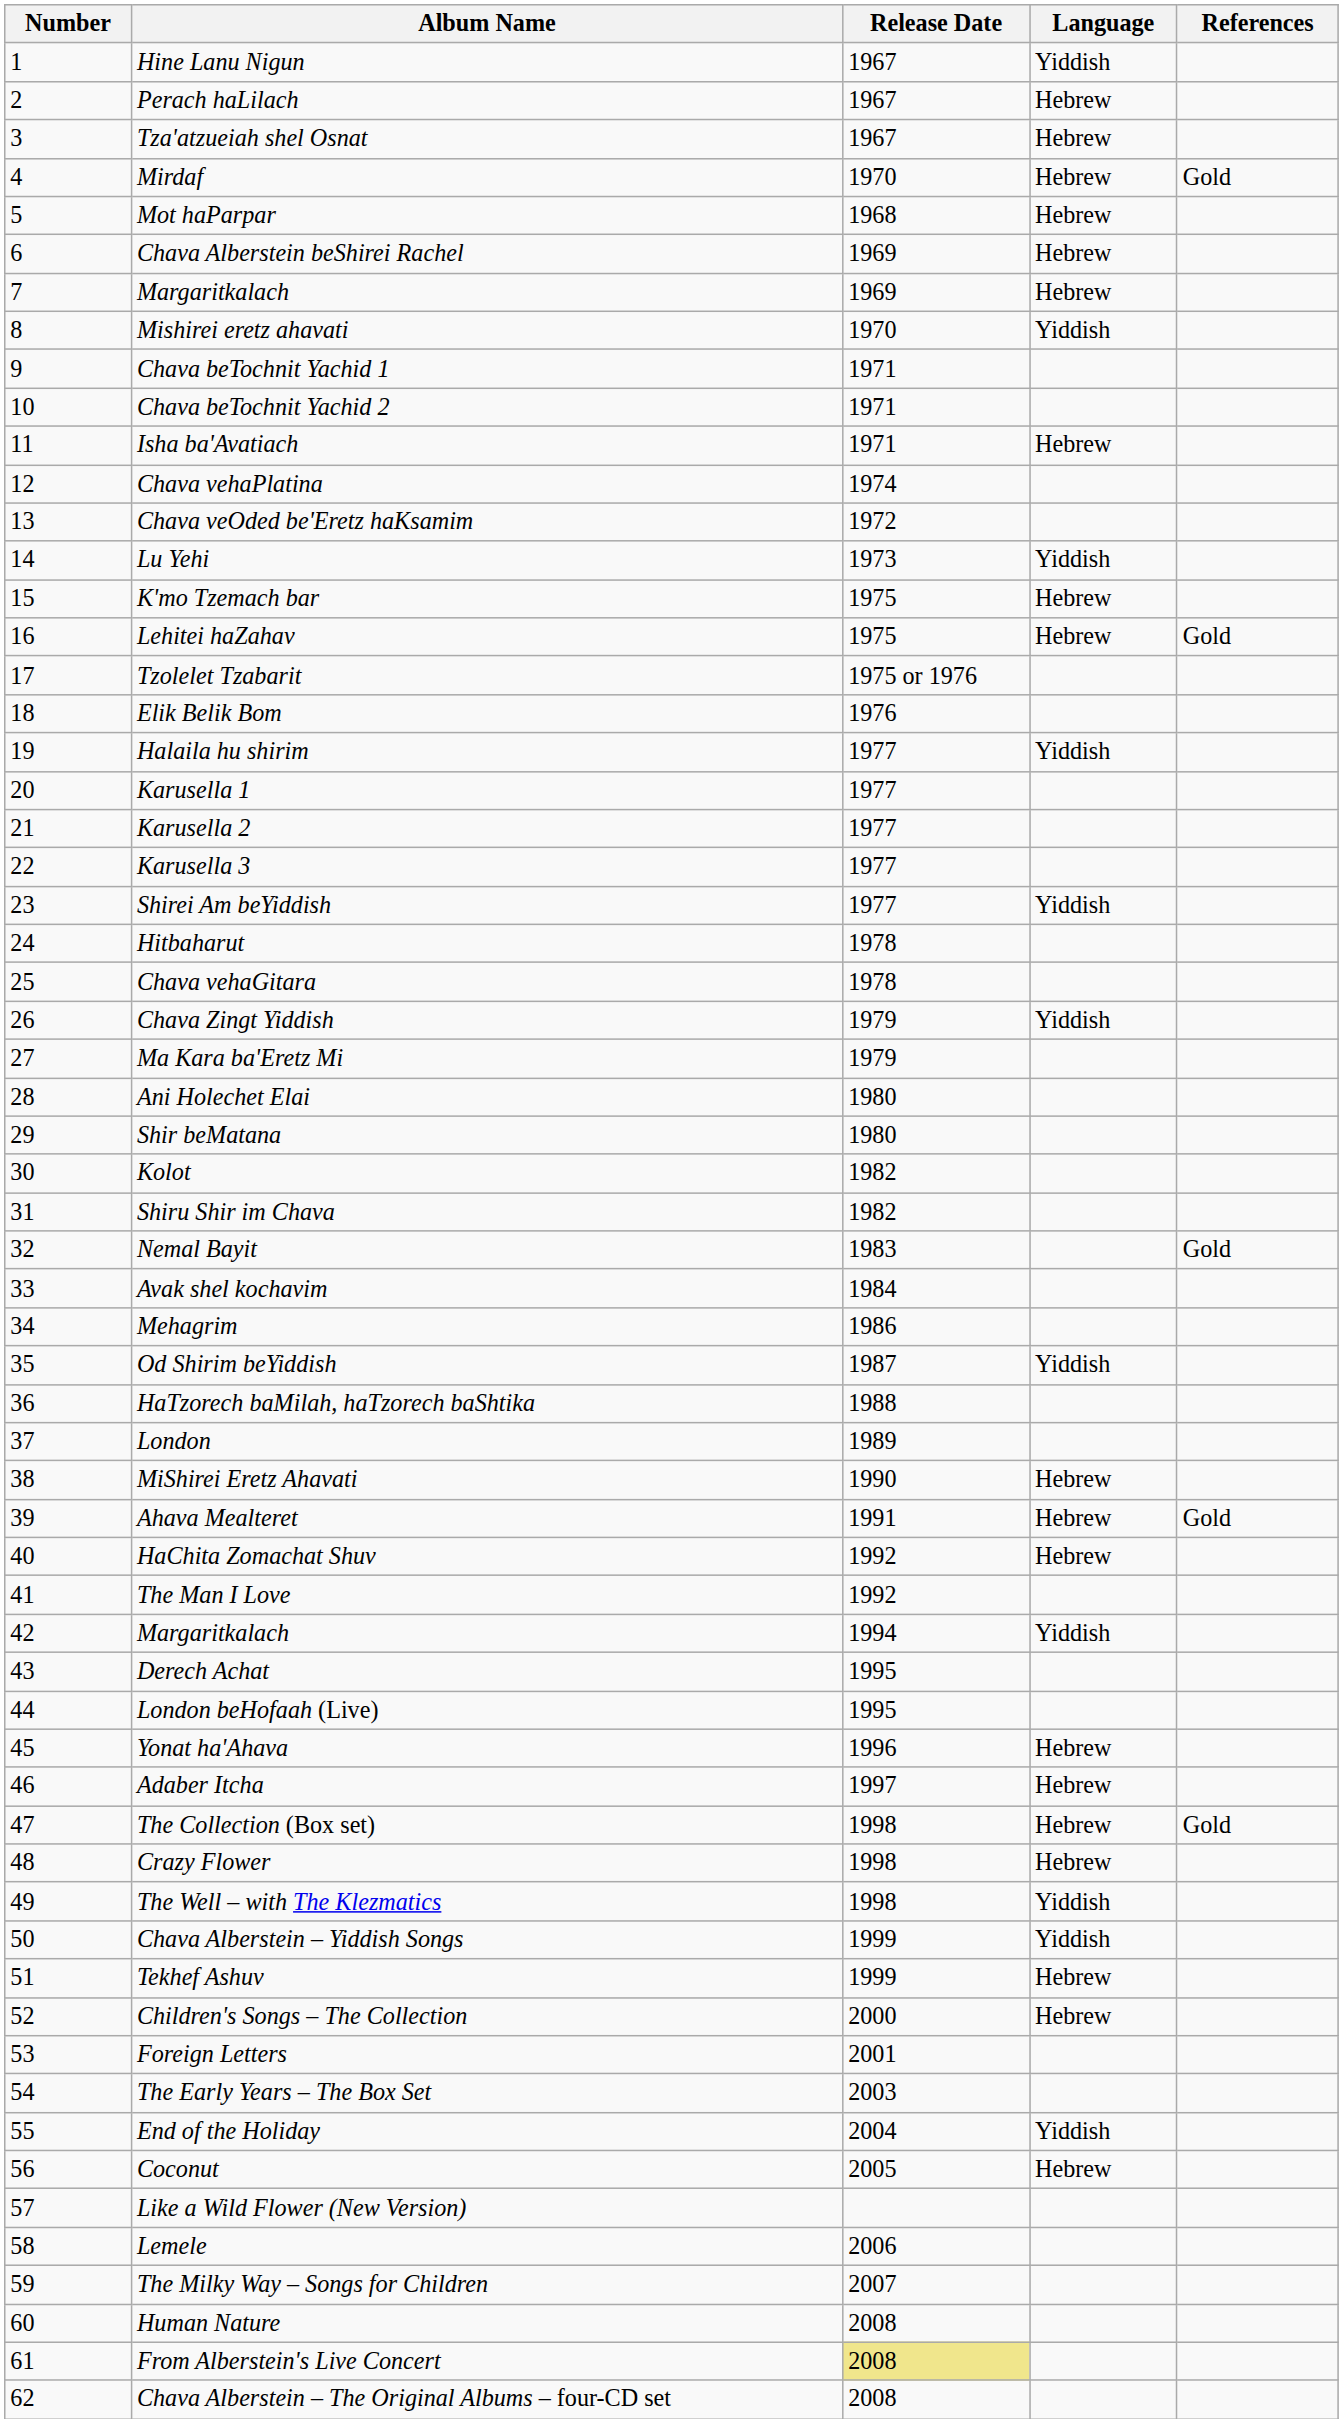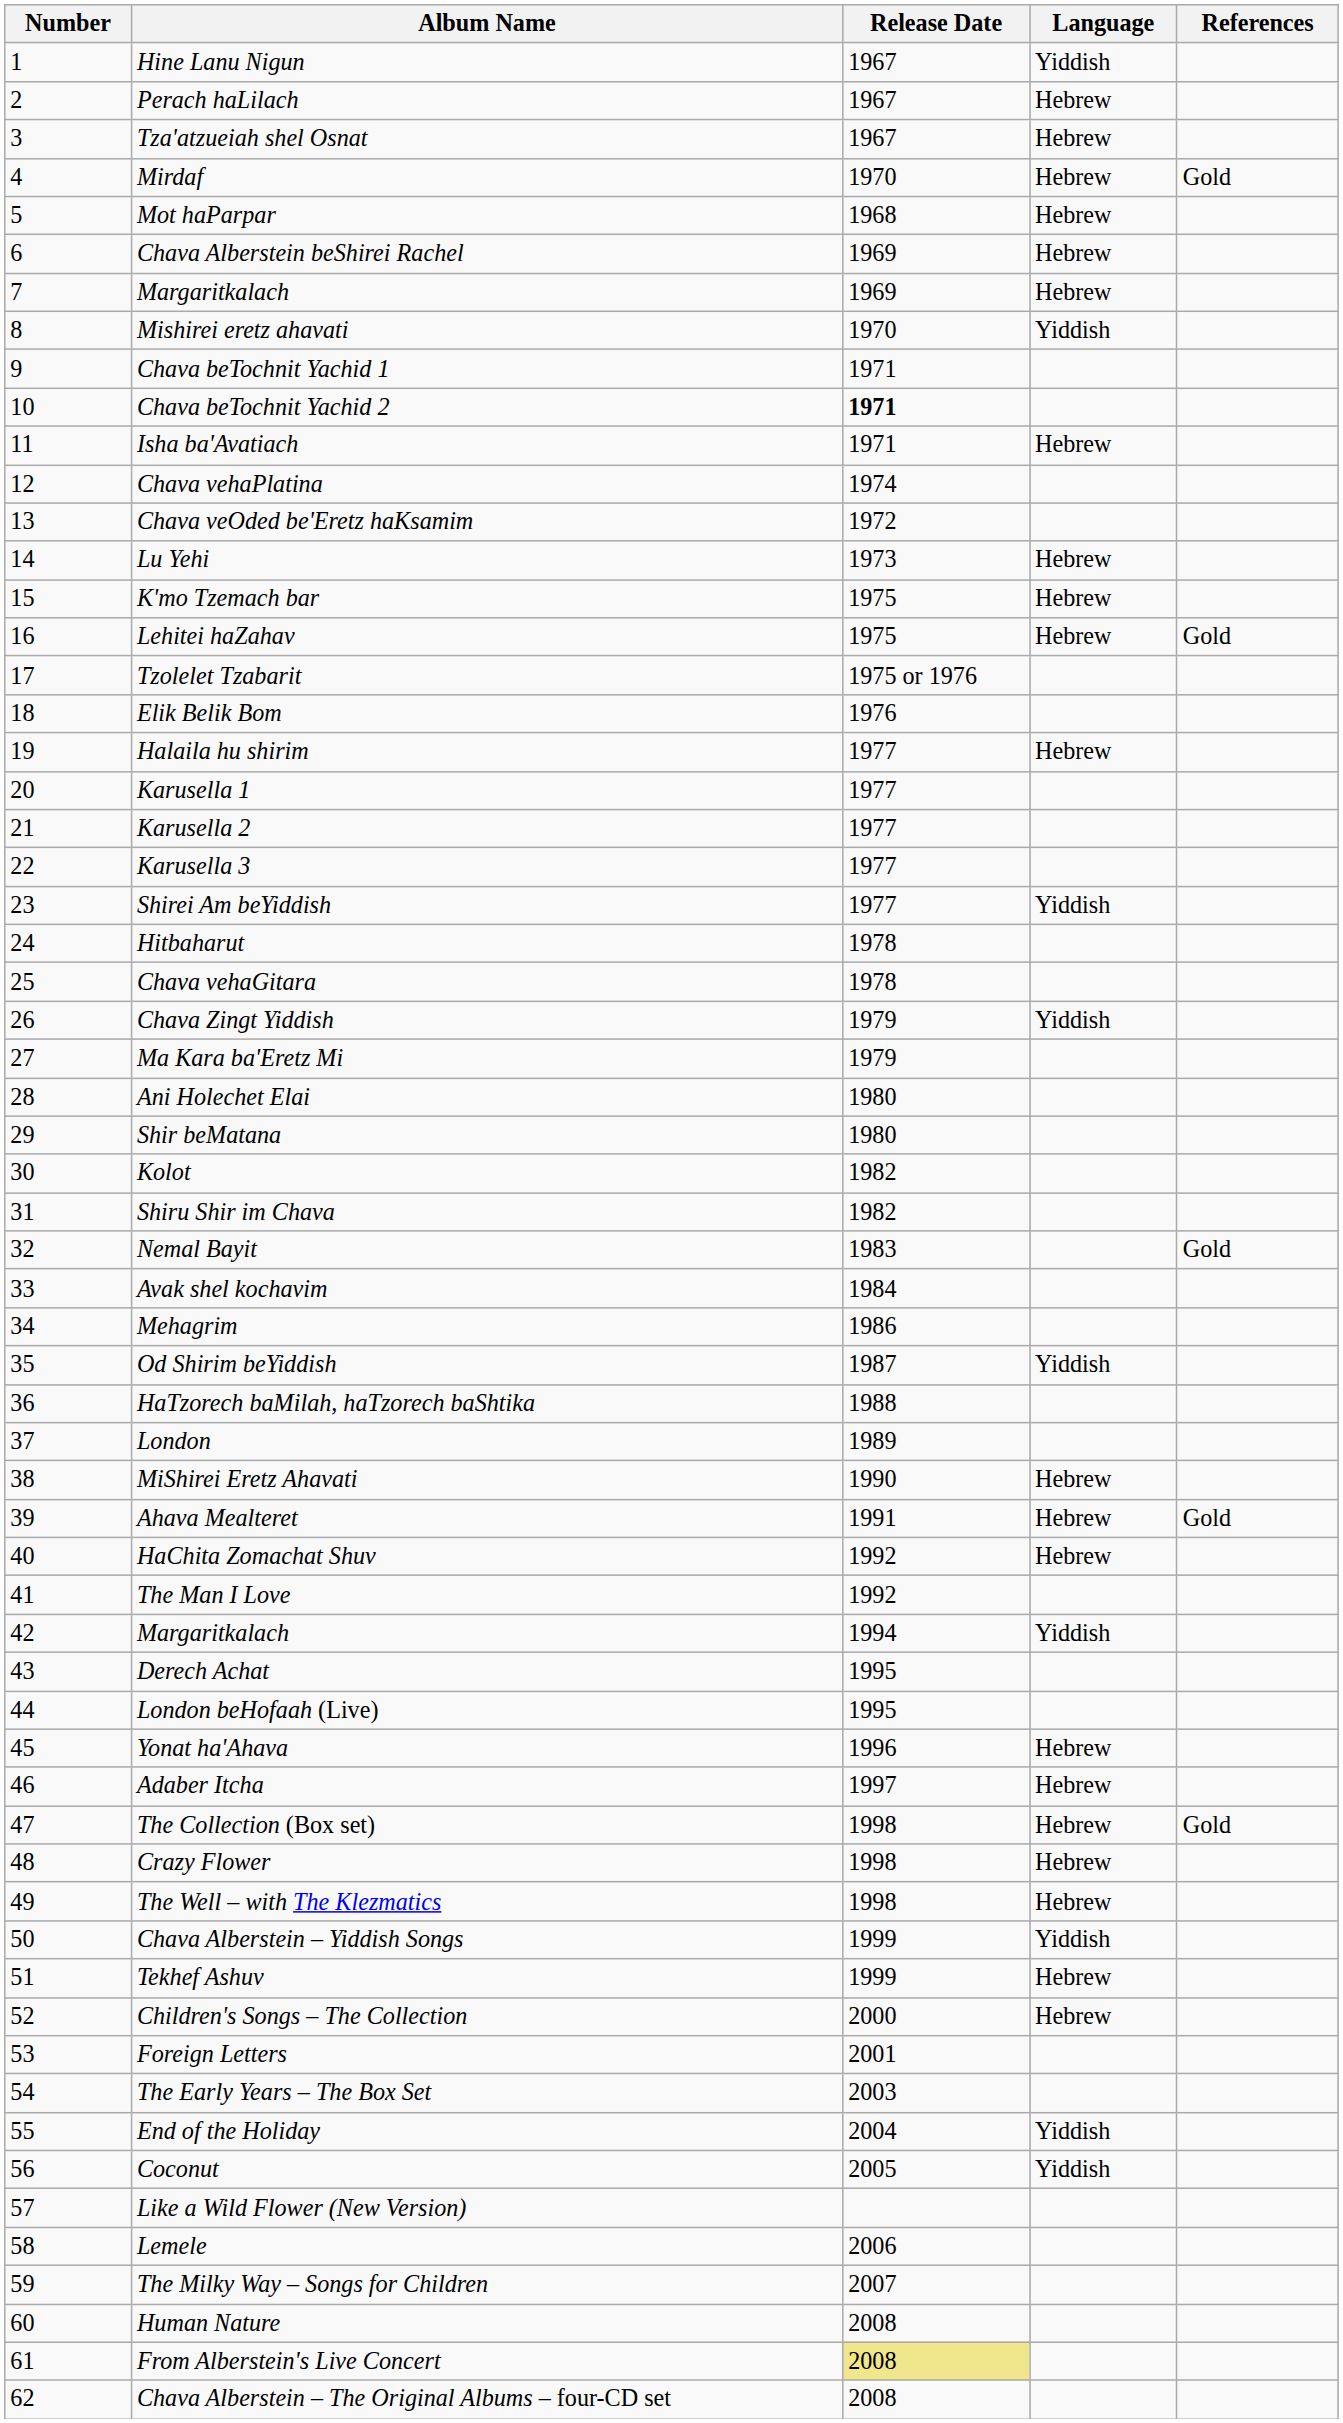(872, 406) normal -> (872, 406) bold
(1073, 560) Yiddish -> (1073, 560) Hebrew
(1073, 751) Yiddish -> (1073, 751) Hebrew
(1073, 1901) Yiddish -> (1073, 1901) Hebrew
(1073, 2169) Hebrew -> (1073, 2169) Yiddish
